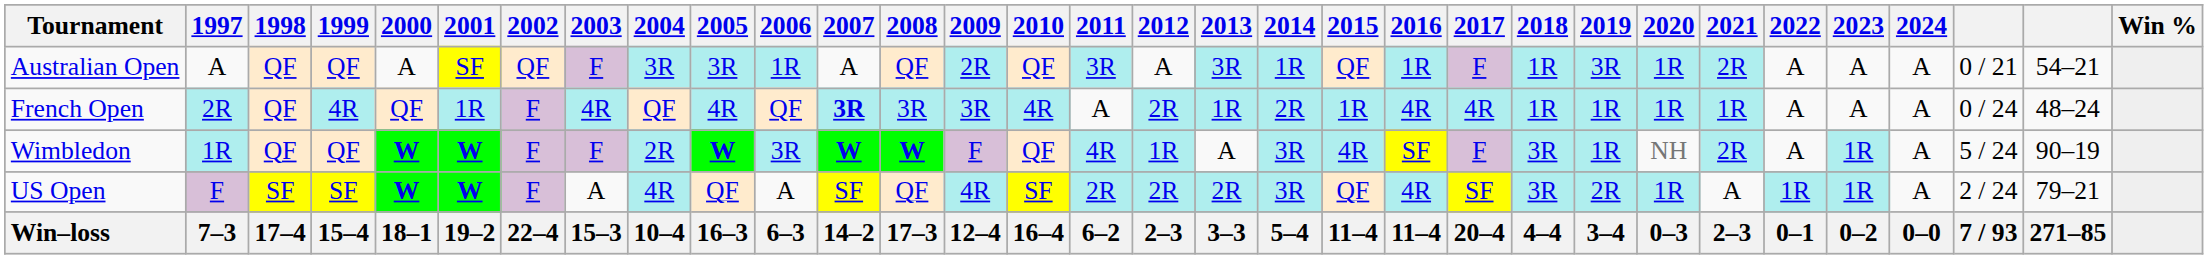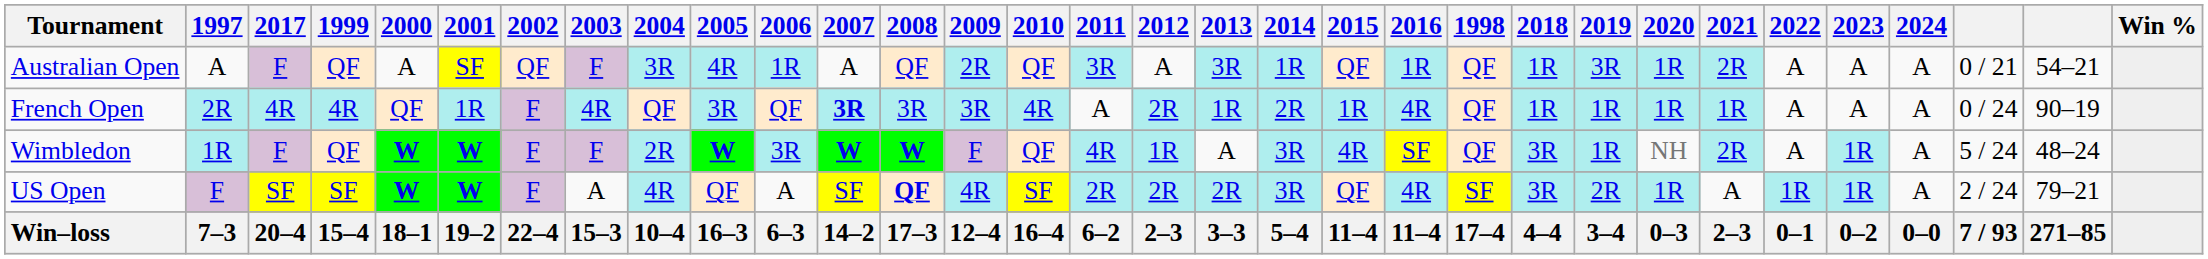columns swapped: (280, 24) <-> (1479, 24)
(722, 66) 3R -> (722, 66) 4R
(722, 108) 4R -> (722, 108) 3R
(2068, 108) 48–24 -> (2068, 108) 90–19
(2068, 149) 90–19 -> (2068, 149) 48–24
(912, 191) normal -> (912, 191) bold
